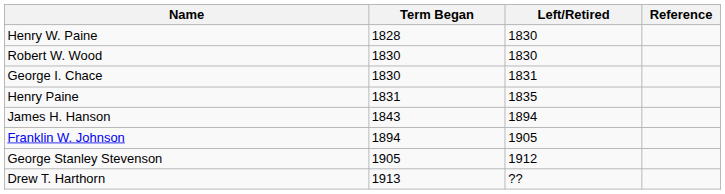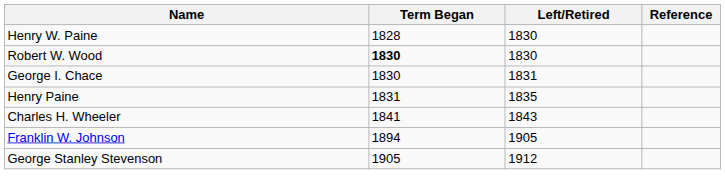(386, 55) normal -> (386, 55) bold
+ row: (64, 117)
- row: (59, 117)
- row: (56, 179)
